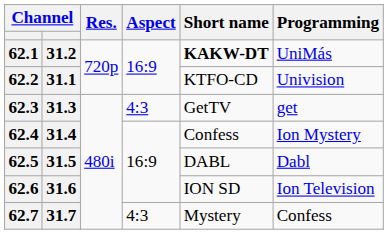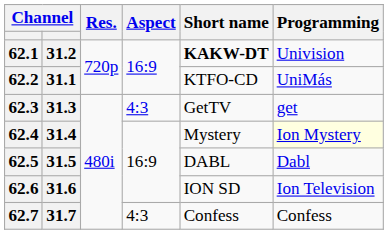(304, 53) UniMás -> (310, 53) Univision
(310, 80) Univision -> (304, 80) UniMás
(211, 134) Confess -> (212, 134) Mystery
(319, 134) no background -> (319, 134) lightyellow background
(212, 216) Mystery -> (211, 216) Confess
